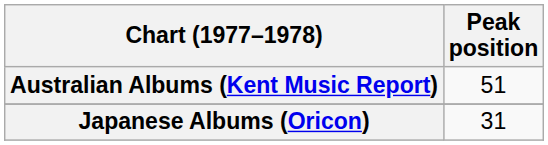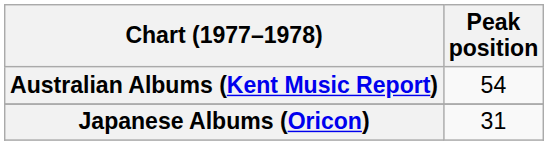(493, 85) 51 -> (493, 85) 54
